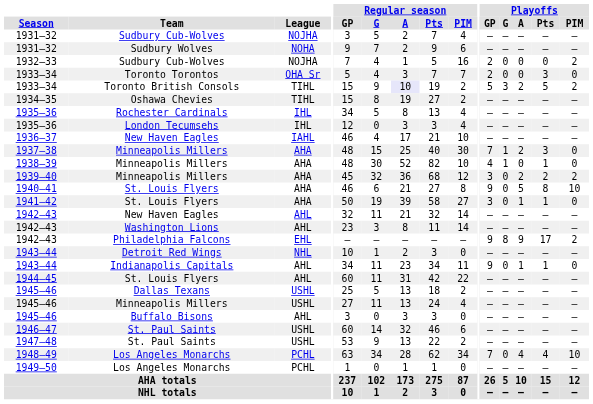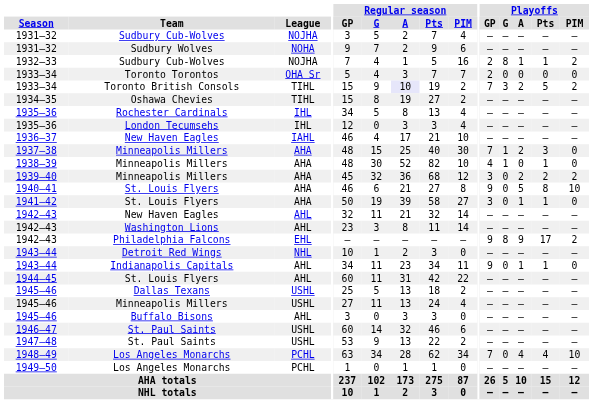(505, 61) 0 -> (505, 61) 8
(521, 61) 0 -> (521, 61) 1
(546, 61) 0 -> (546, 61) 1
(546, 74) 3 -> (546, 74) 0
(490, 87) 5 -> (490, 87) 7
